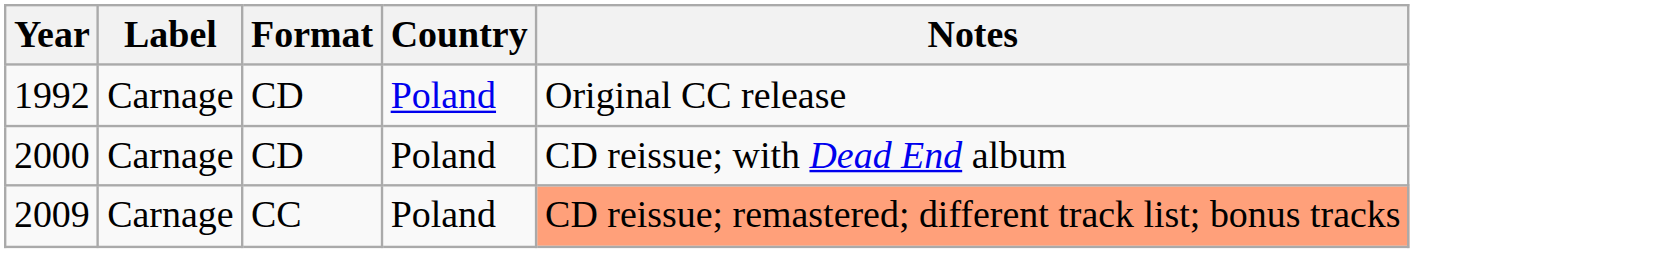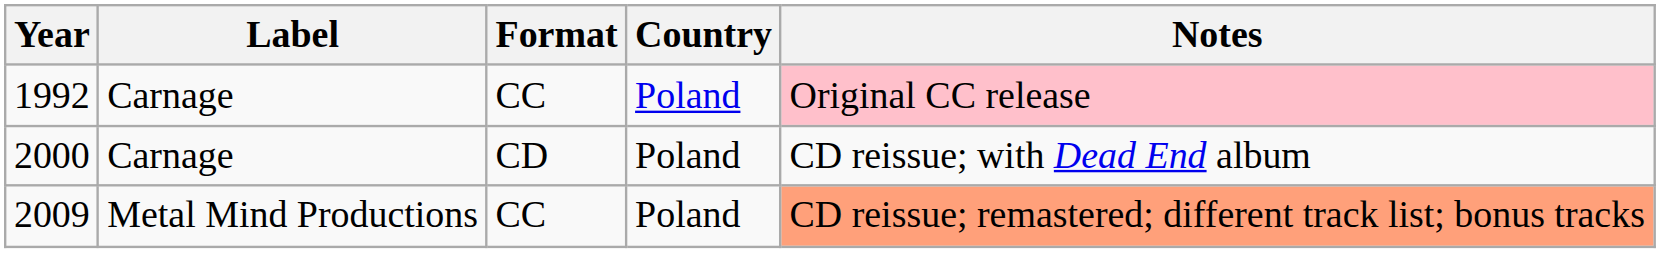(277, 94) CD -> (521, 94) CC
(696, 94) no background -> (940, 94) pink background
(170, 214) Carnage -> (293, 214) Metal Mind Productions
